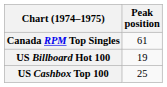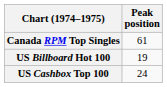(142, 73) 25 -> (142, 73) 24
